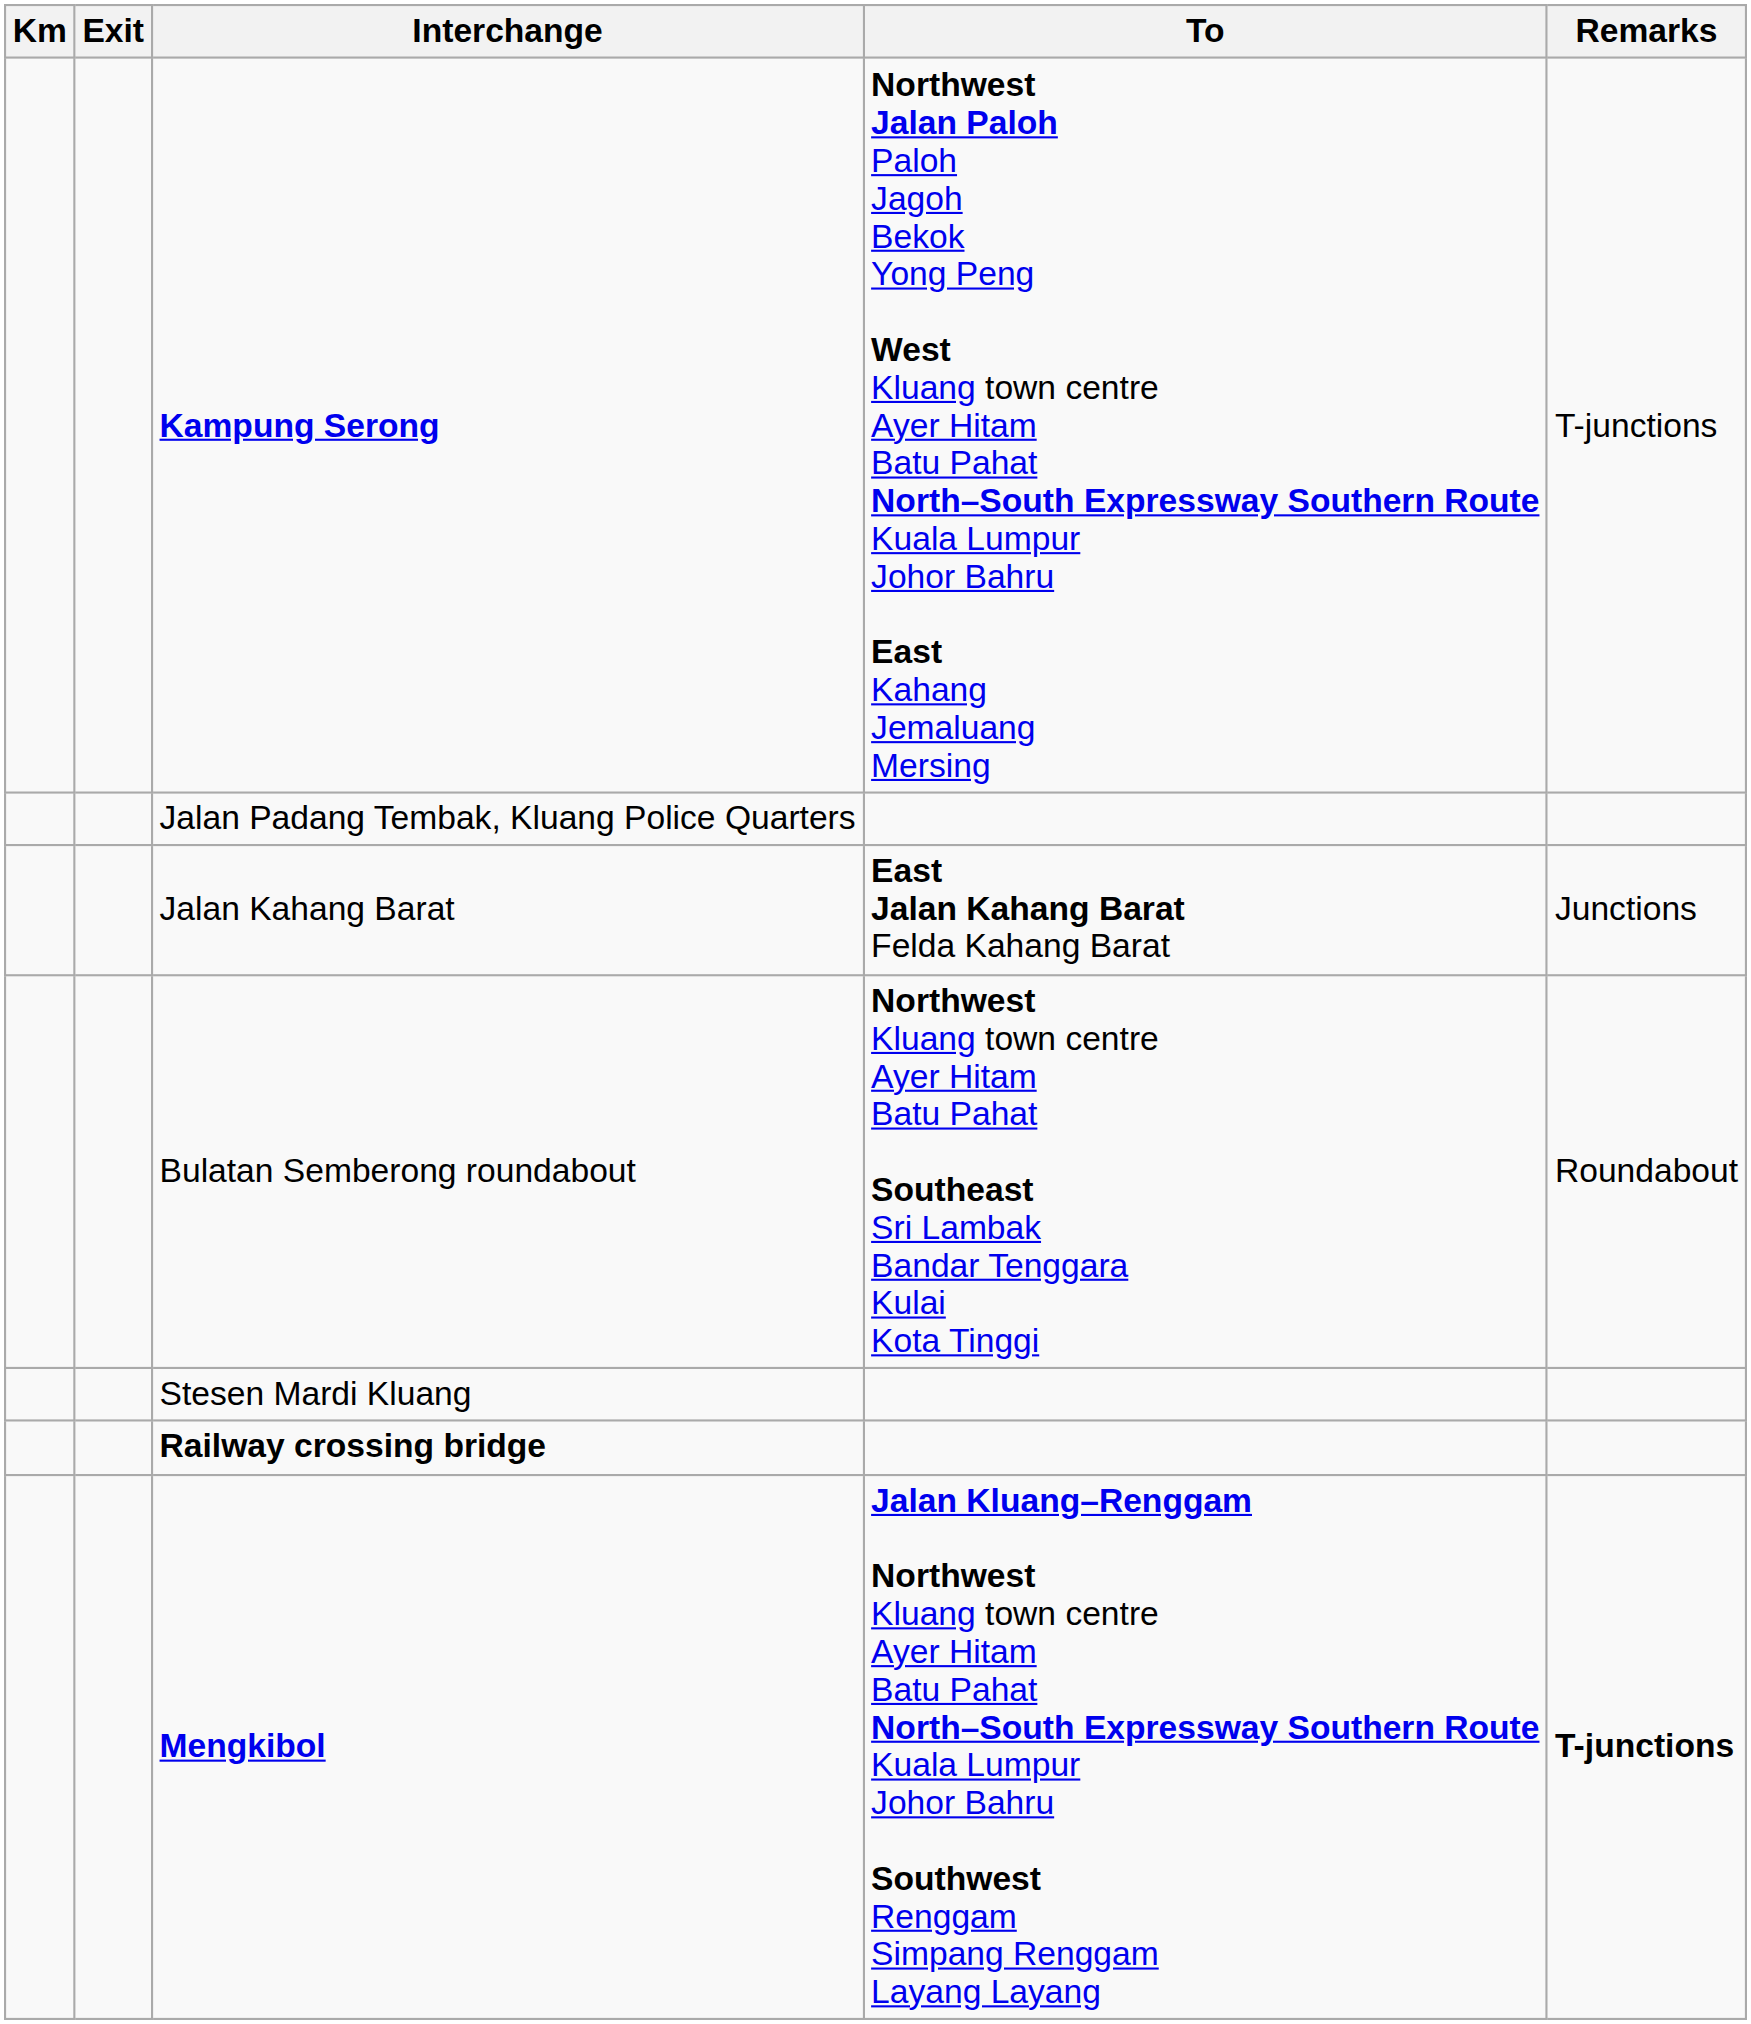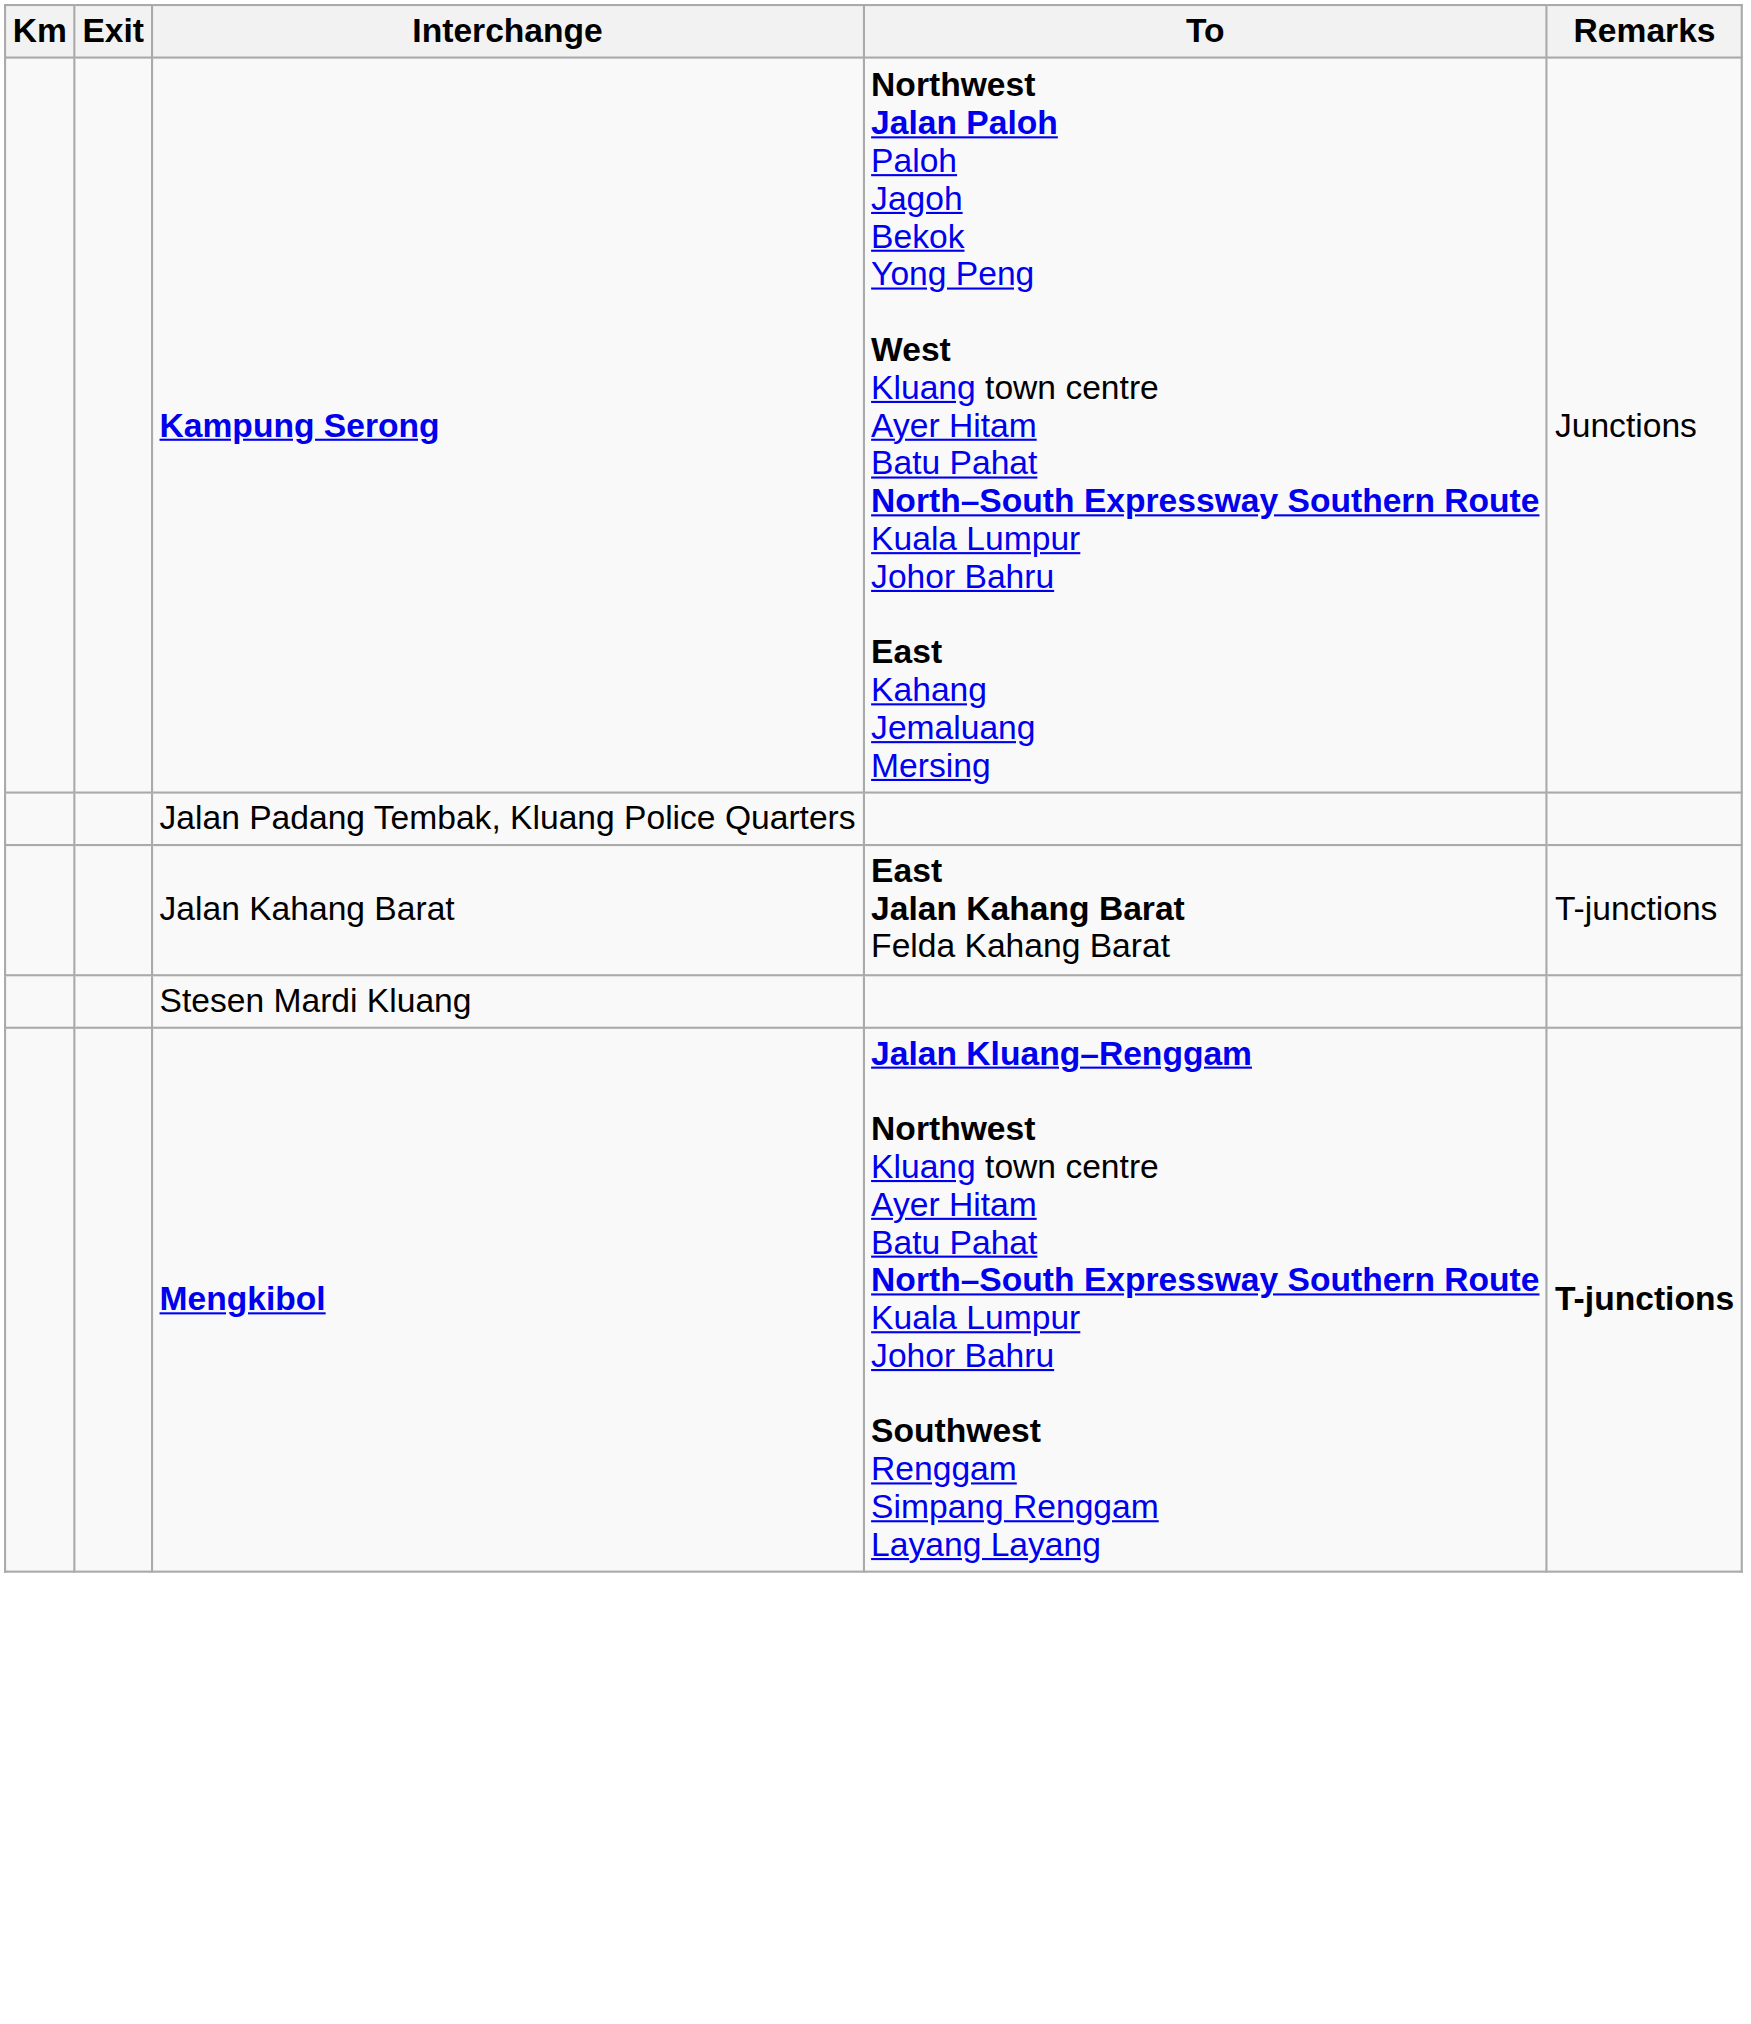(1636, 424) T-junctions -> (1626, 424) Junctions
(1626, 909) Junctions -> (1636, 909) T-junctions
- row: (398, 1170)
- row: (353, 1447)
